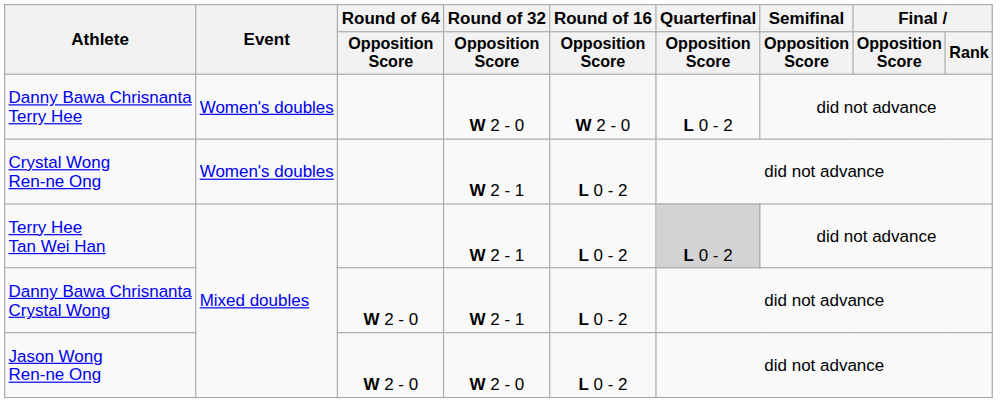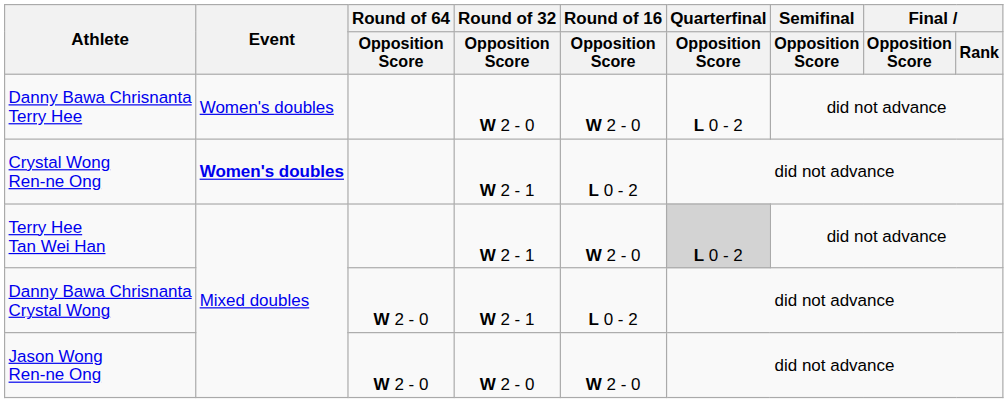(267, 172) normal -> (272, 172) bold
(603, 255) L 0 - 2 -> (613, 255) W 2 - 0
(603, 384) L 0 - 2 -> (613, 384) W 2 - 0
